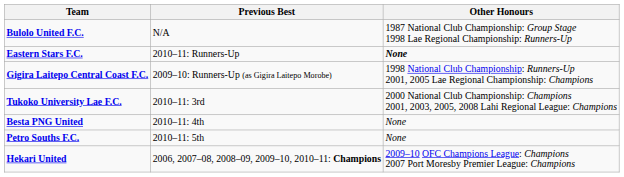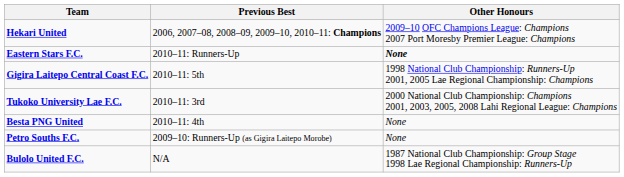rows swapped: (37, 159) <-> (45, 33)
(242, 75) 2009–10: Runners-Up (as Gigira Laitepo Morobe) -> (178, 75) 2010–11: 5th
(178, 138) 2010–11: 5th -> (242, 138) 2009–10: Runners-Up (as Gigira Laitepo Morobe)
